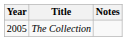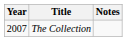(17, 28) 2005 -> (17, 28) 2007
